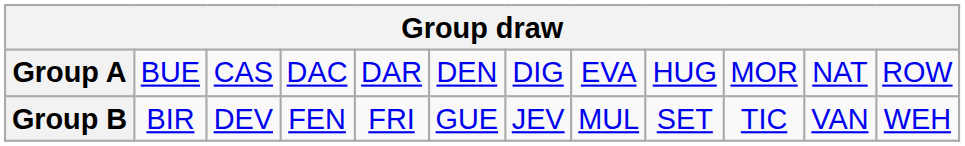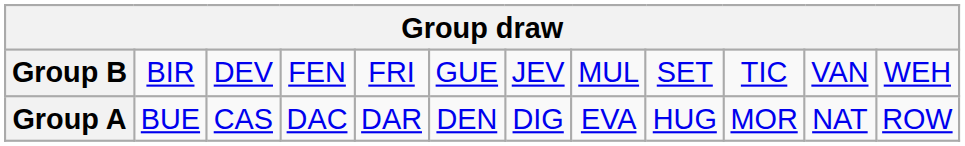rows swapped: (70, 73) <-> (70, 118)
